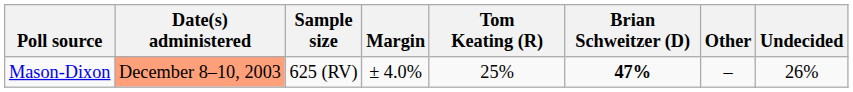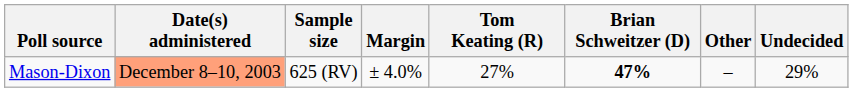(497, 71) 25% -> (497, 71) 27%
(802, 71) 26% -> (802, 71) 29%
